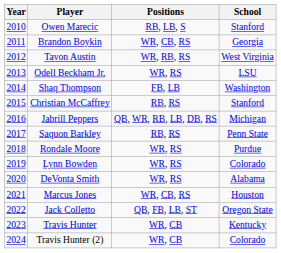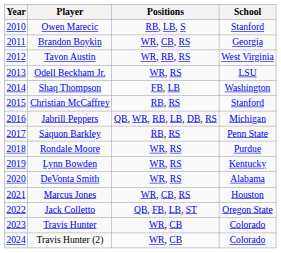(248, 164) Colorado -> (248, 164) Kentucky
(248, 225) Kentucky -> (248, 225) Colorado
